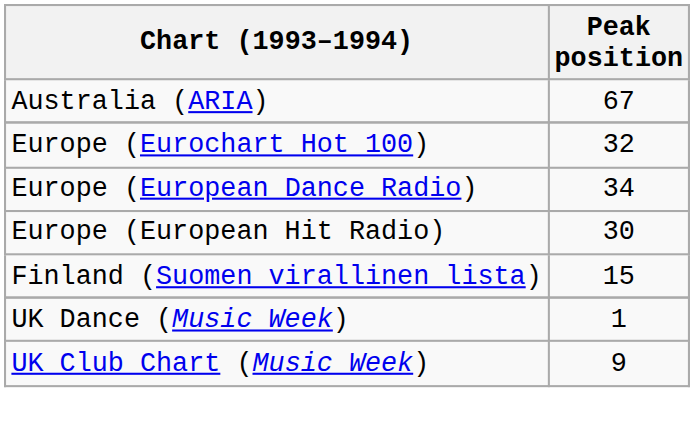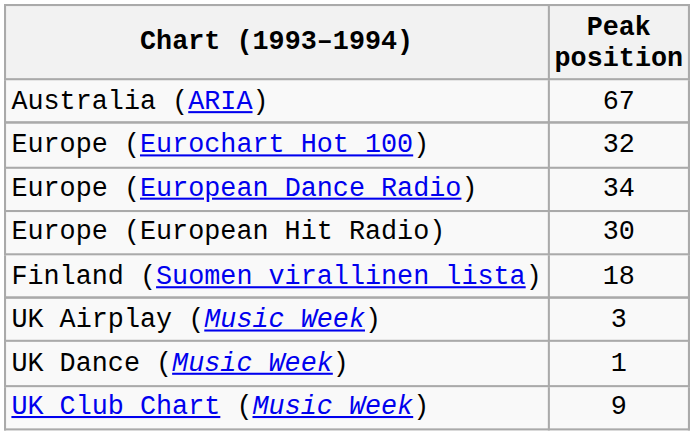(619, 276) 15 -> (619, 276) 18
+ row: (196, 320)
